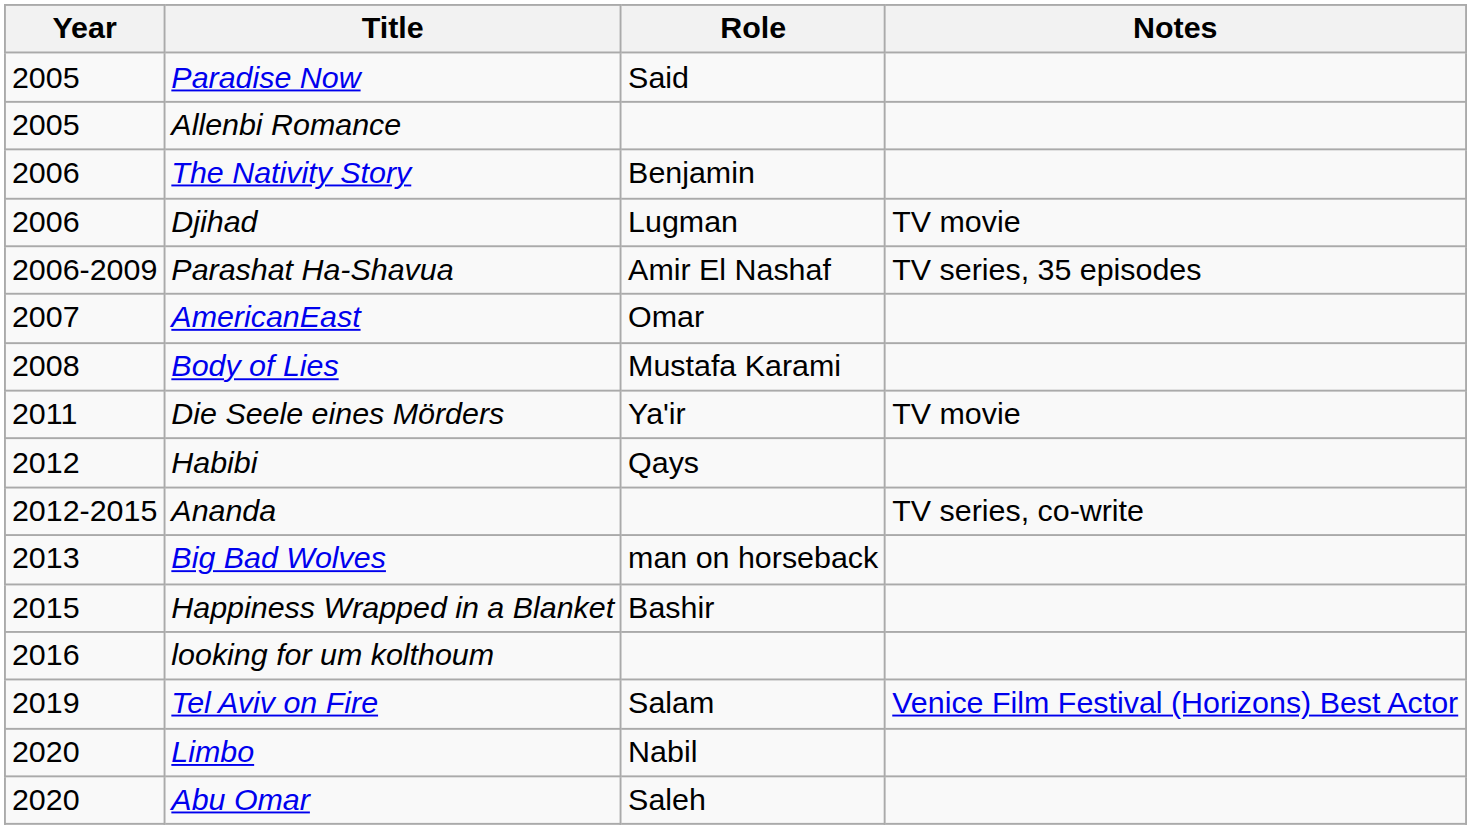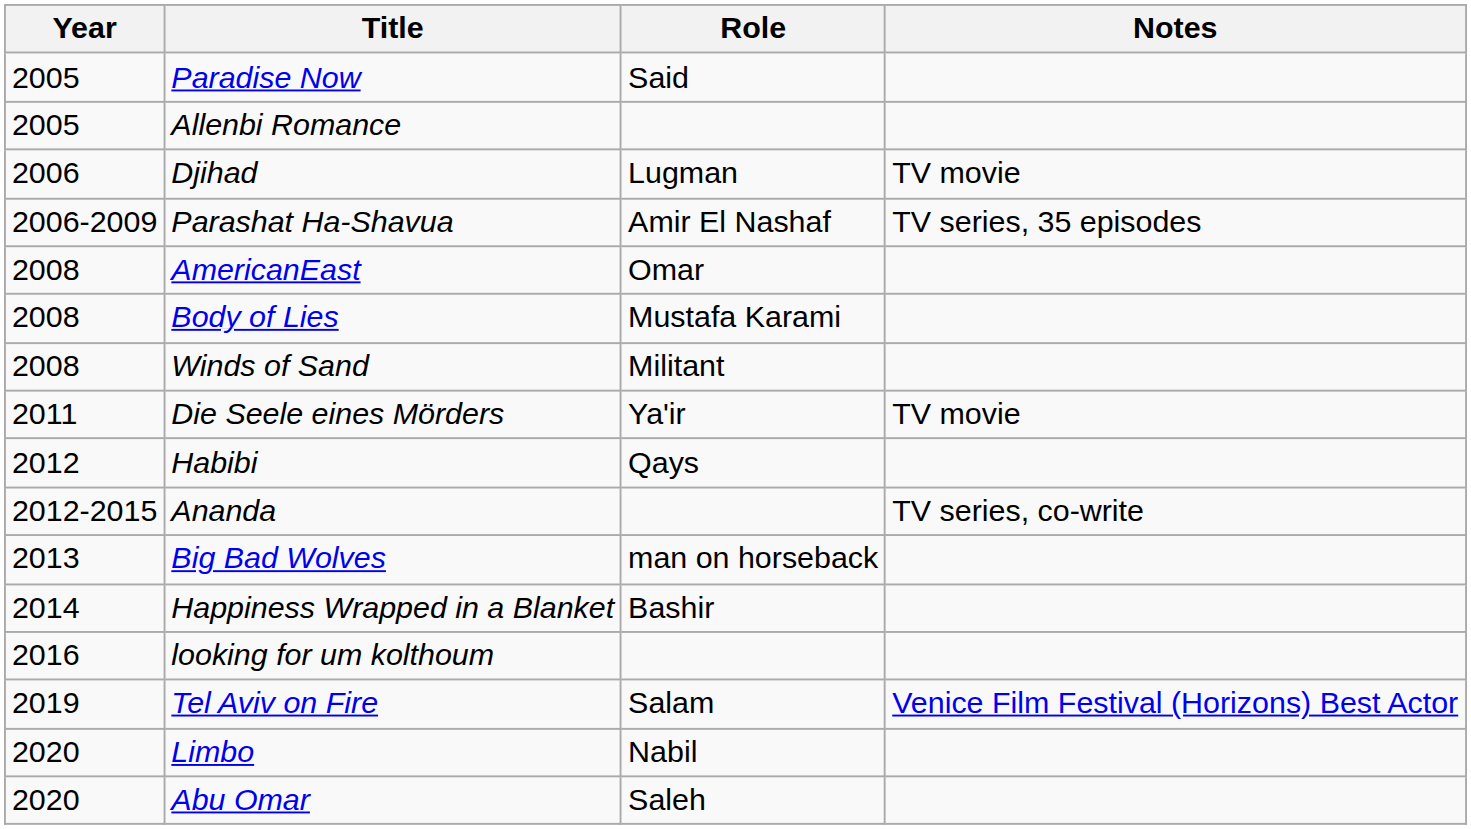- row: (291, 173)
(46, 317) 2007 -> (46, 269) 2008
+ row: (270, 366)
(46, 607) 2015 -> (46, 607) 2014
